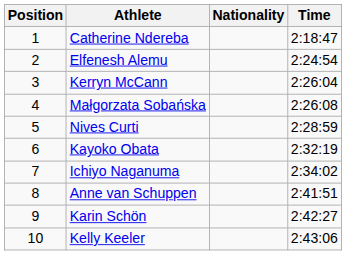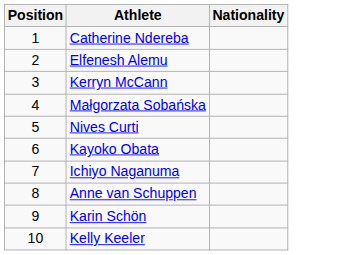- column: (314, 15)
